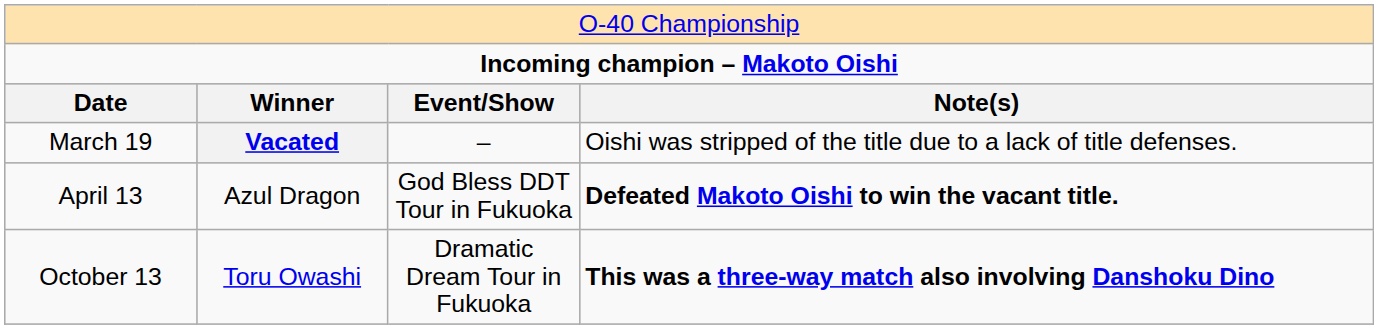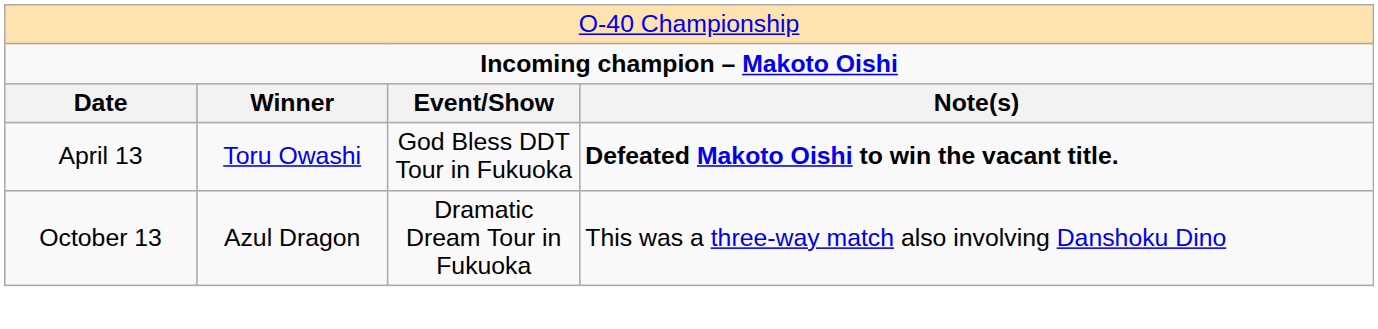- row: (101, 142)
(292, 195) Azul Dragon -> (292, 156) Toru Owashi
(292, 276) Toru Owashi -> (292, 237) Azul Dragon
(930, 276) bold -> (906, 237) normal
